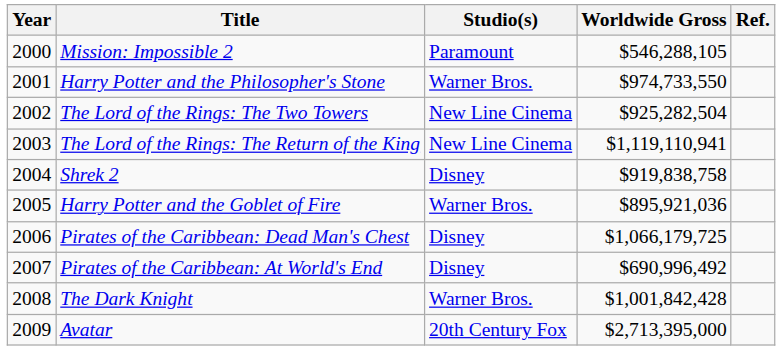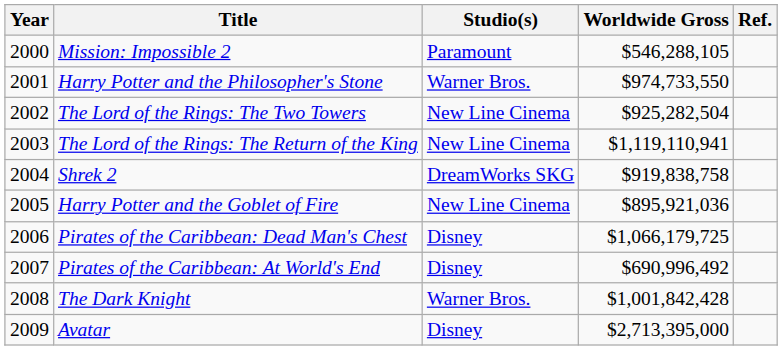(457, 174) Disney -> (501, 174) DreamWorks SKG
(481, 205) Warner Bros. -> (498, 205) New Line Cinema
(498, 329) 20th Century Fox -> (455, 329) Disney
